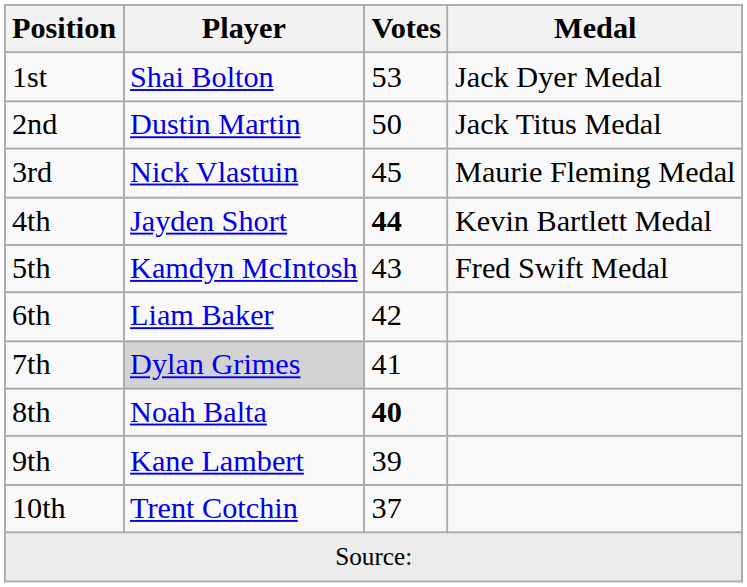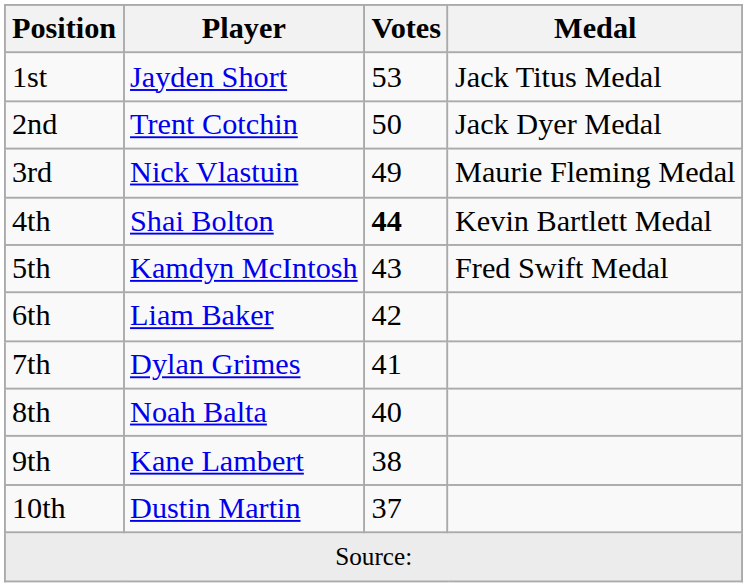(202, 76) Shai Bolton -> (209, 76) Jayden Short
(558, 76) Jack Dyer Medal -> (558, 76) Jack Titus Medal
(215, 124) Dustin Martin -> (214, 124) Trent Cotchin
(558, 124) Jack Titus Medal -> (558, 124) Jack Dyer Medal
(387, 172) 45 -> (387, 172) 49
(209, 220) Jayden Short -> (202, 220) Shai Bolton
(215, 364) lightgrey background -> (215, 364) no background
(387, 412) bold -> (387, 412) normal
(387, 460) 39 -> (387, 460) 38
(214, 508) Trent Cotchin -> (215, 508) Dustin Martin
